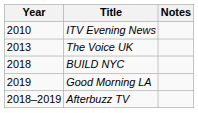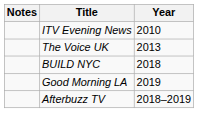columns swapped: (34, 13) <-> (176, 13)
